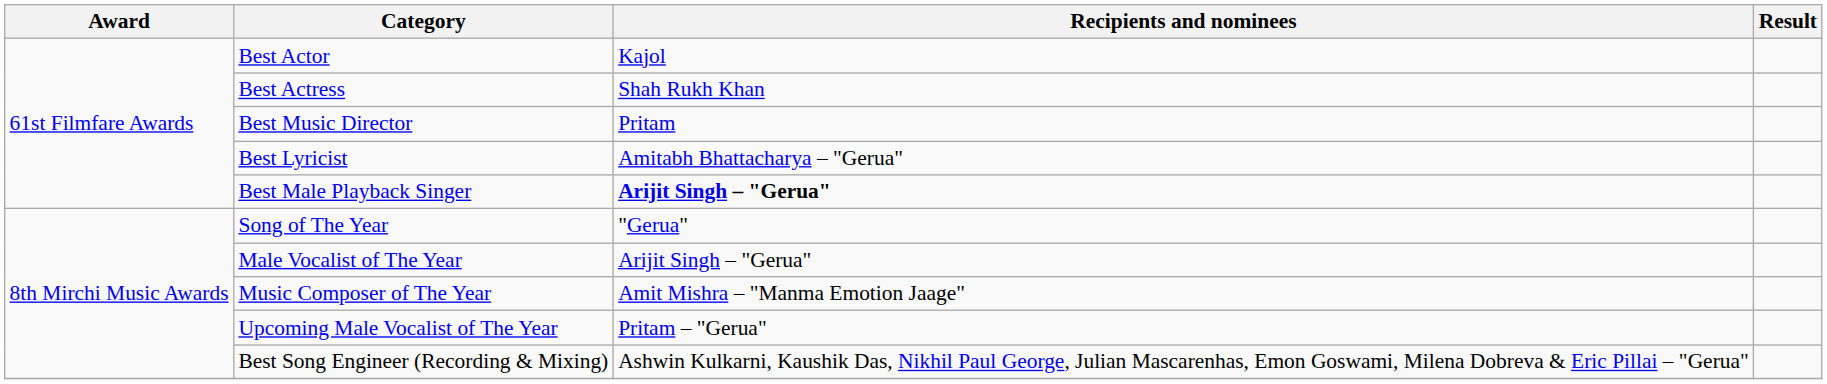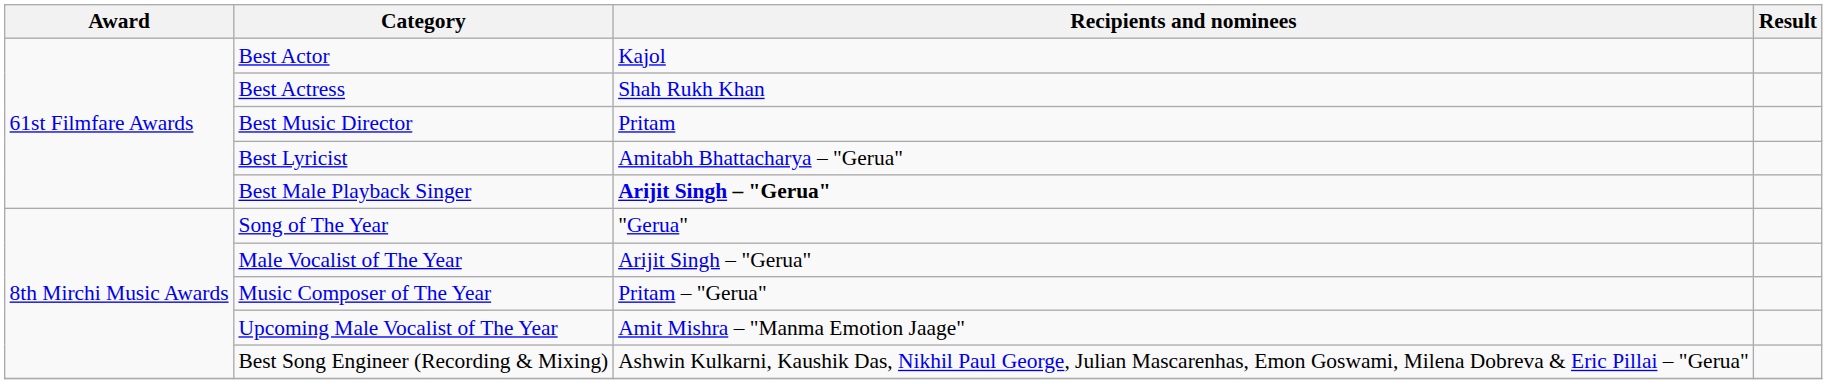(792, 293) Amit Mishra – "Manma Emotion Jaage" -> (692, 293) Pritam – "Gerua"
(692, 327) Pritam – "Gerua" -> (792, 327) Amit Mishra – "Manma Emotion Jaage"
